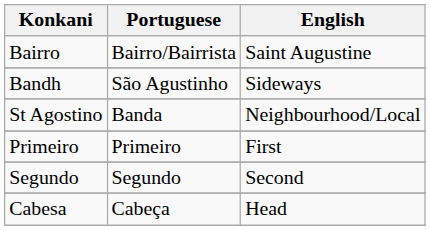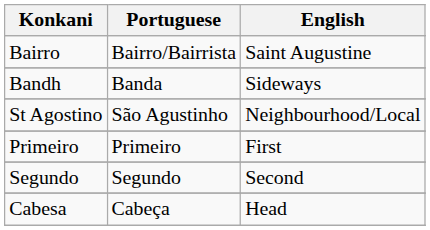(170, 83) São Agustinho -> (137, 83) Banda
(137, 114) Banda -> (170, 114) São Agustinho
